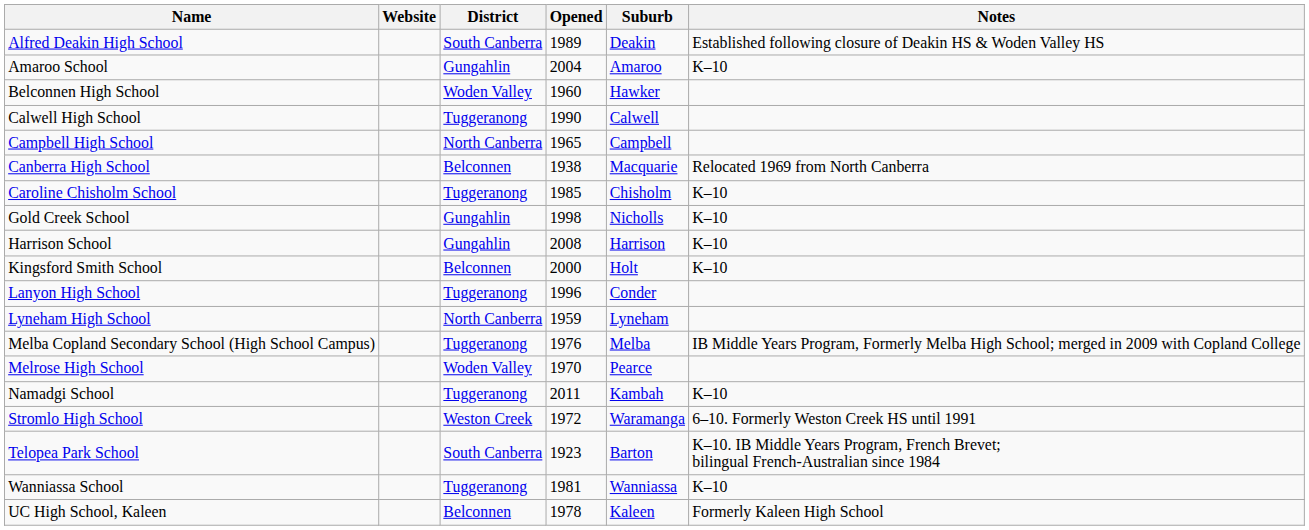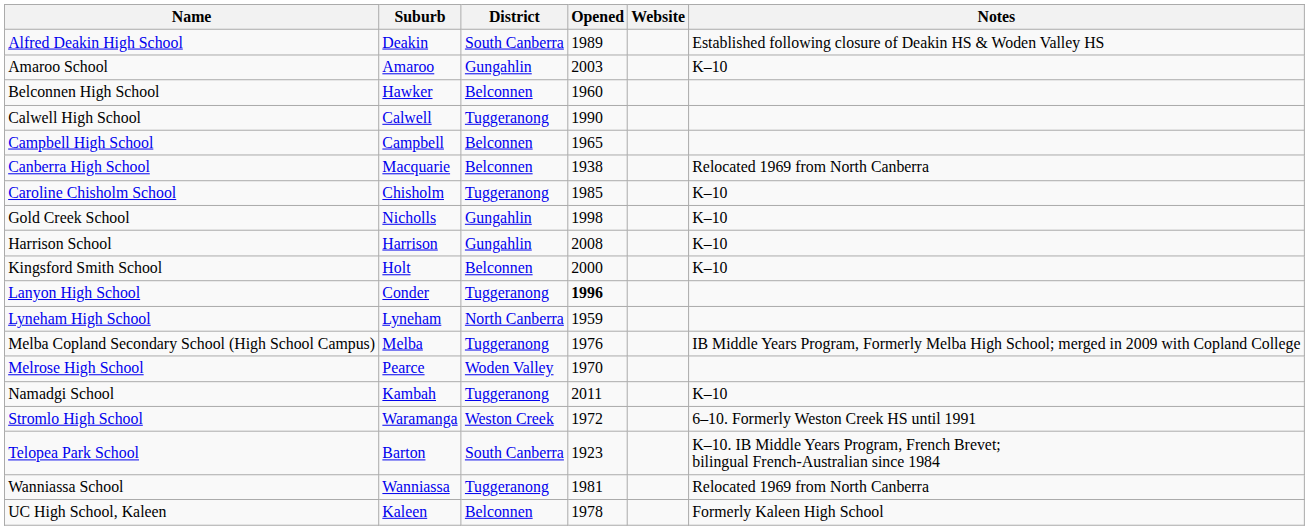columns swapped: (647, 17) <-> (409, 17)
(565, 67) 2004 -> (587, 67) 2003
(488, 92) Woden Valley -> (499, 92) Belconnen
(493, 142) North Canberra -> (499, 142) Belconnen
(565, 293) normal -> (587, 293) bold
(710, 487) K–10 -> (811, 487) Relocated 1969 from North Canberra
